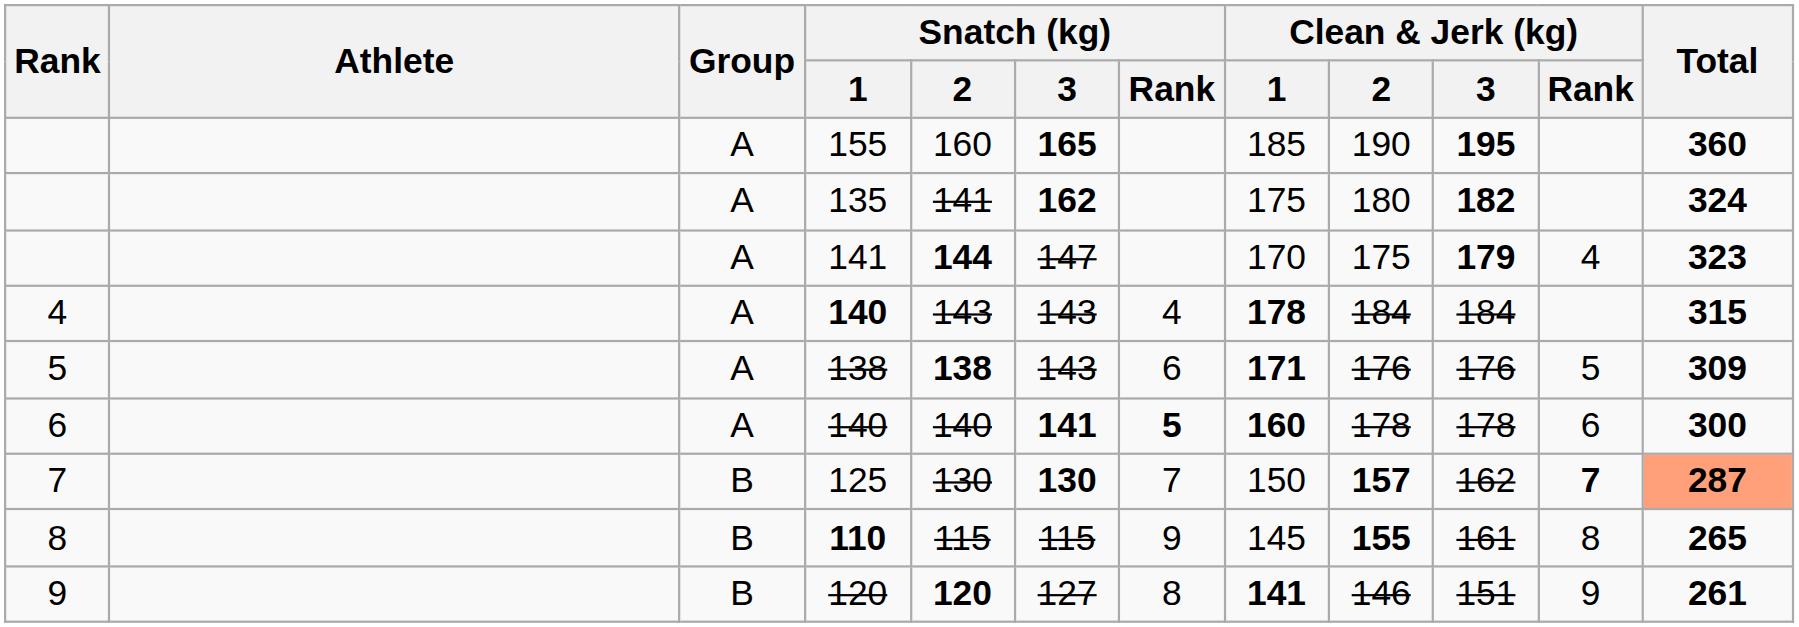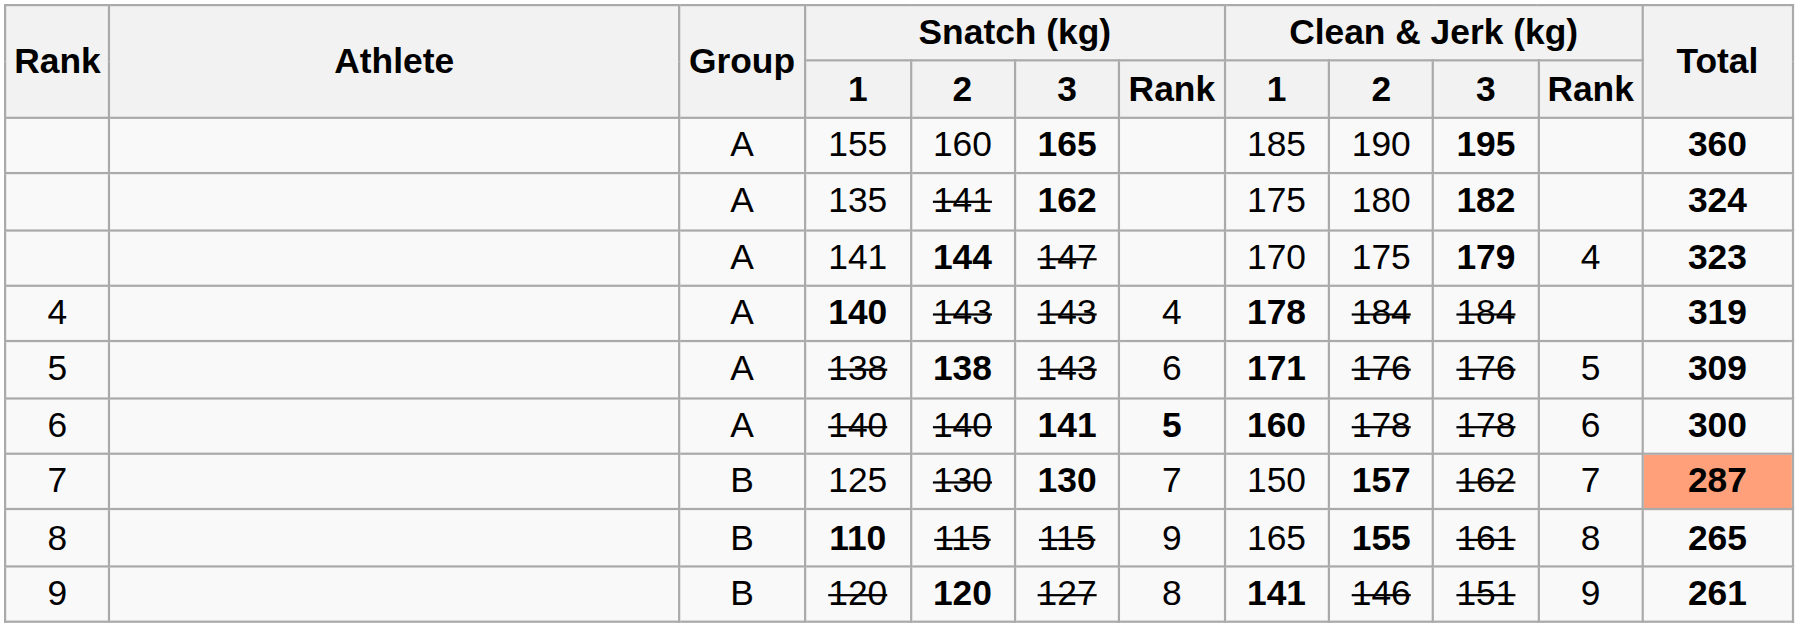(1717, 312) 315 -> (1717, 312) 319
(1591, 481) bold -> (1591, 481) normal
(1277, 537) 145 -> (1277, 537) 165
